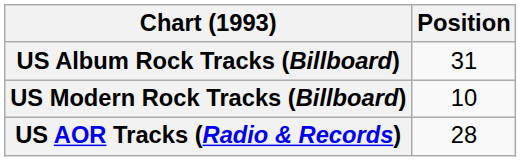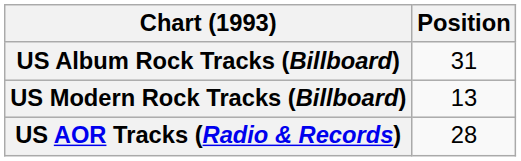(464, 98) 10 -> (464, 98) 13
